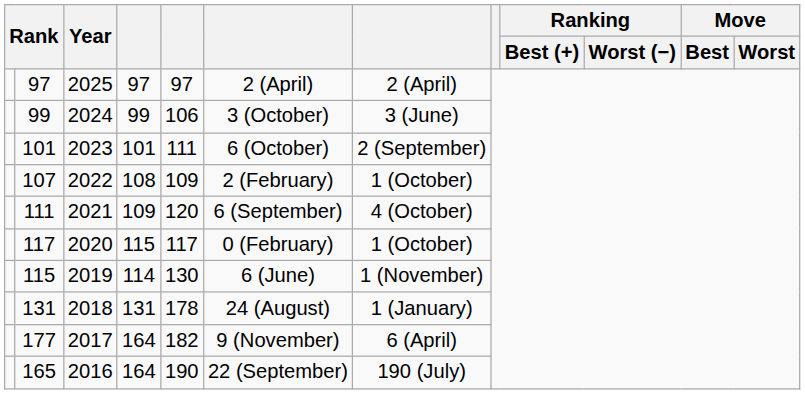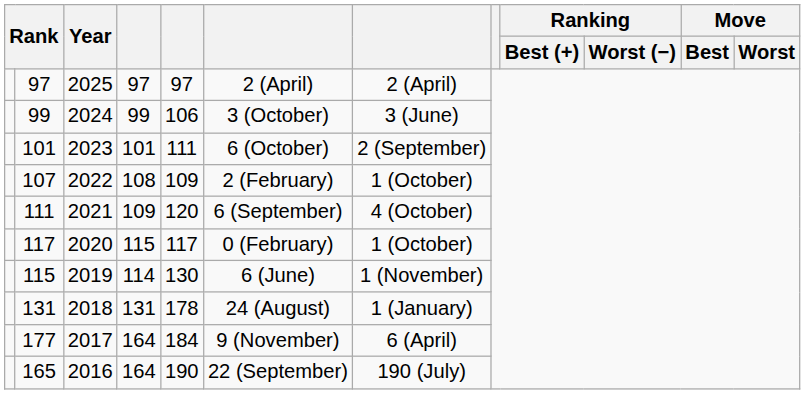(182, 340) 182 -> (182, 340) 184
